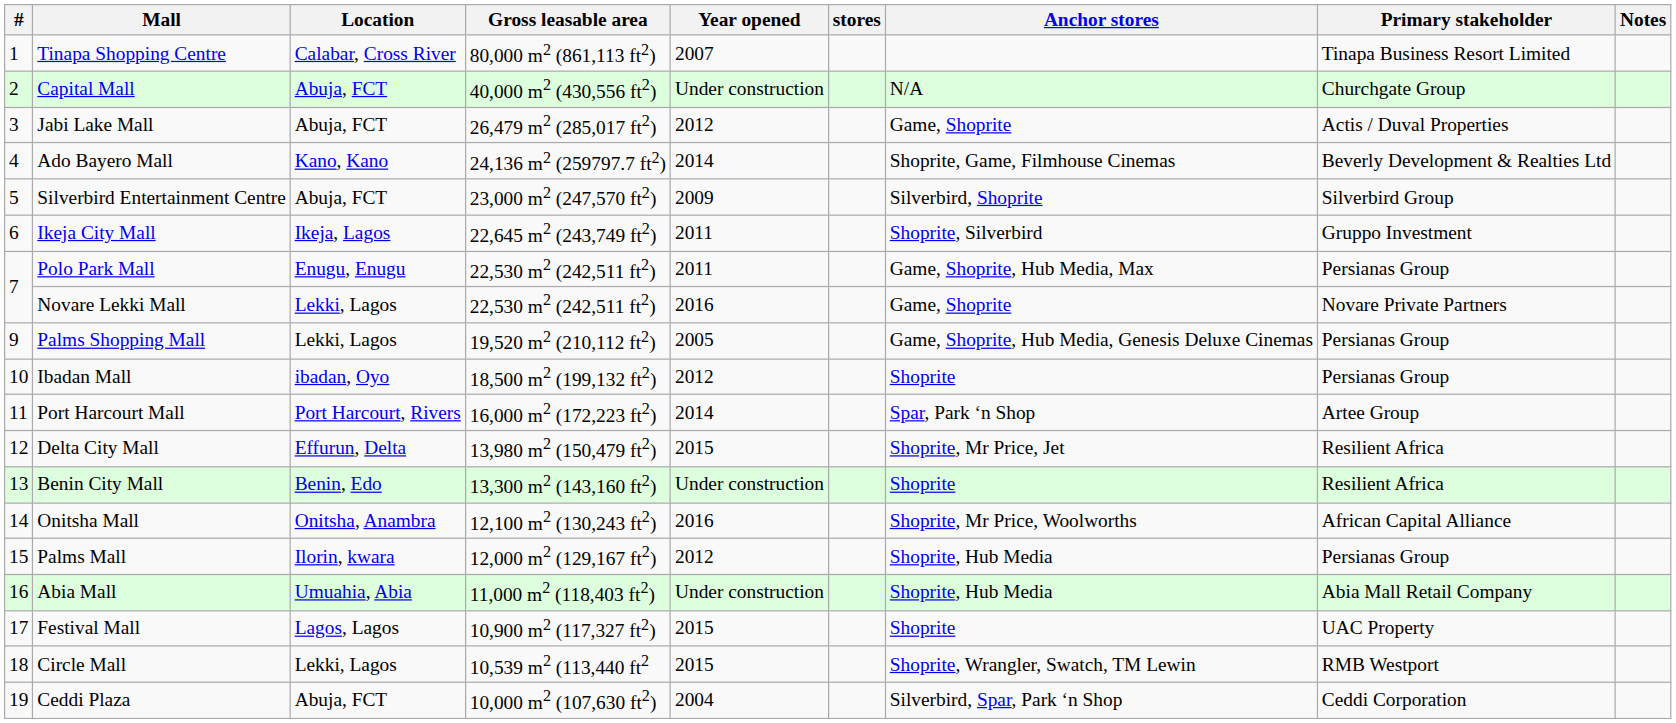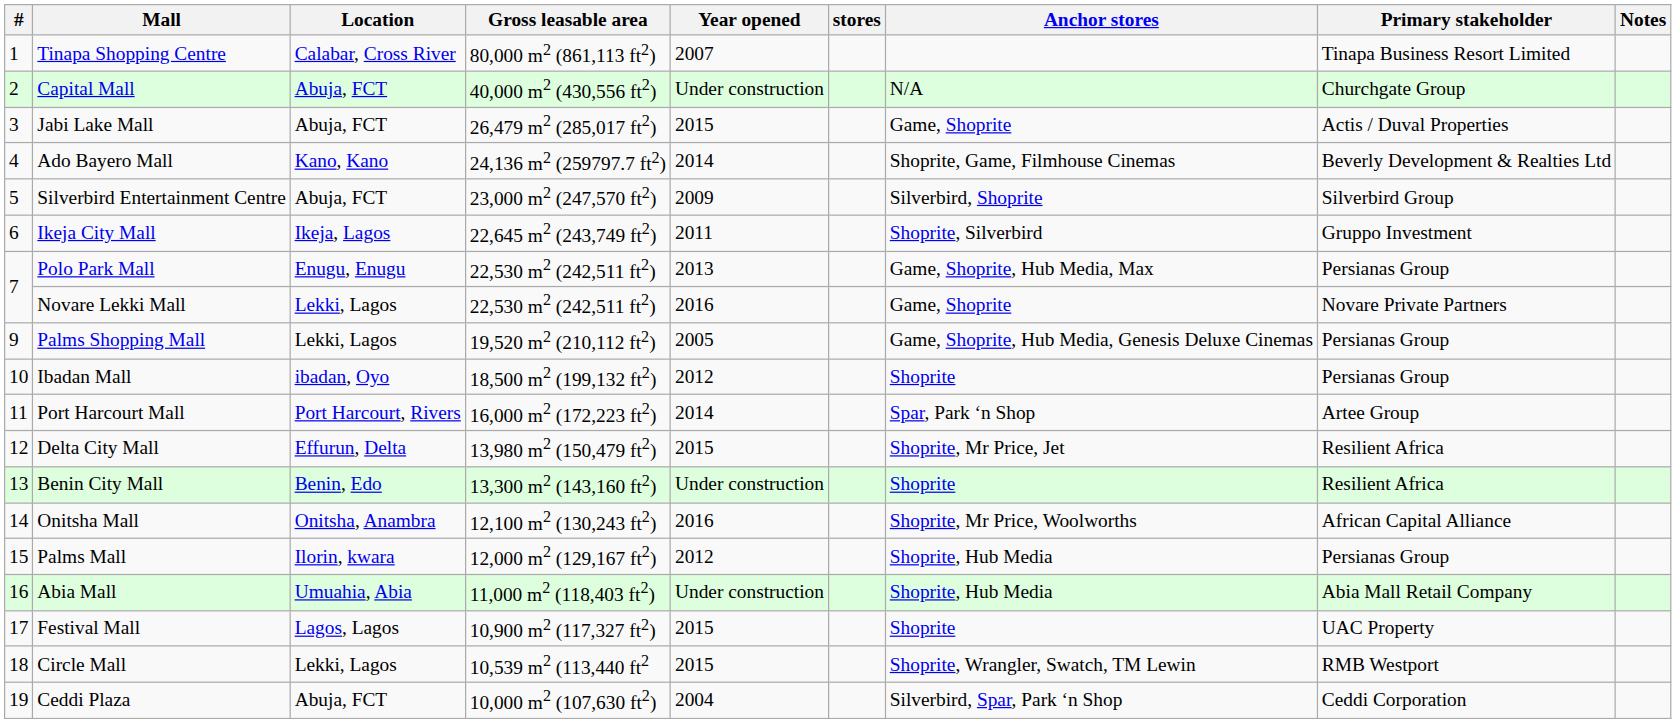(694, 125) 2012 -> (694, 125) 2015
(694, 268) 2011 -> (694, 268) 2013
